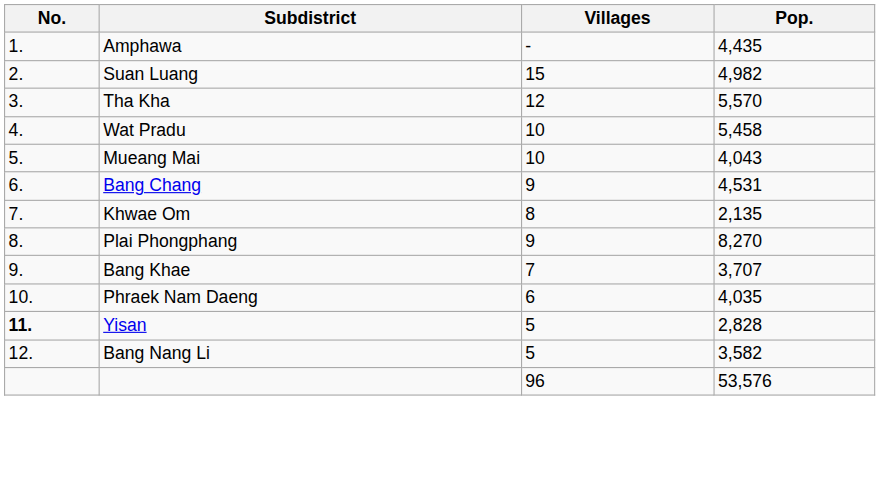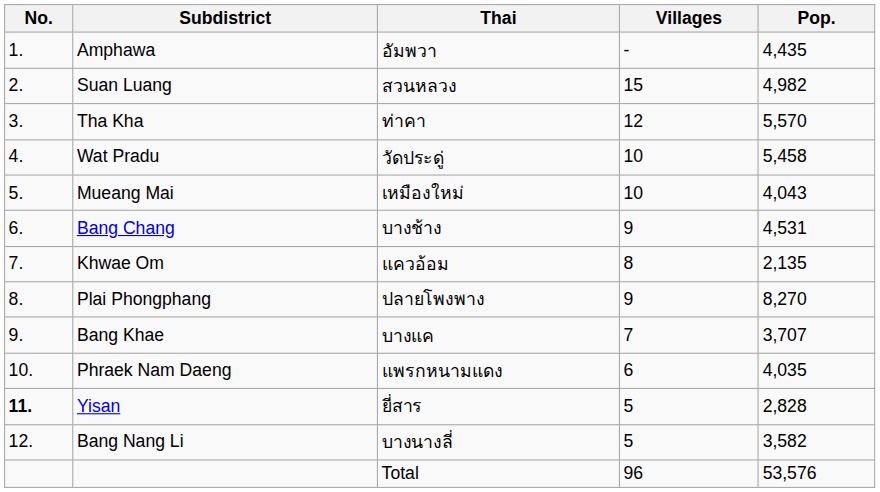+ column: (498, 18)
